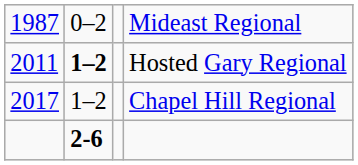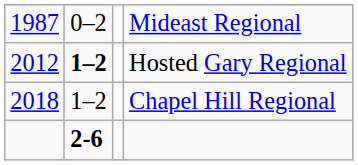(34, 62) 2011 -> (35, 62) 2012
(35, 100) 2017 -> (35, 100) 2018
